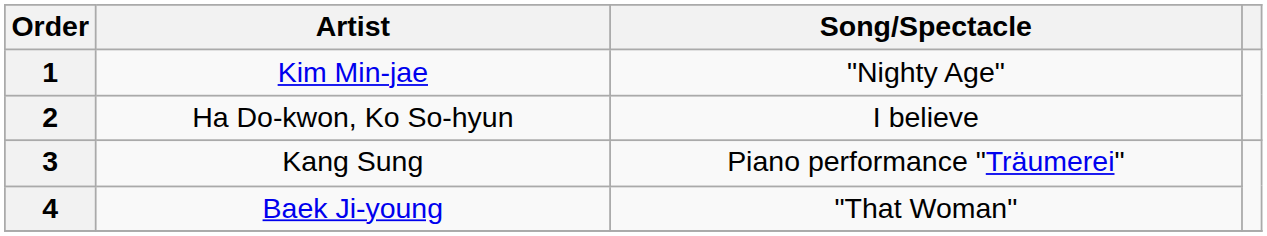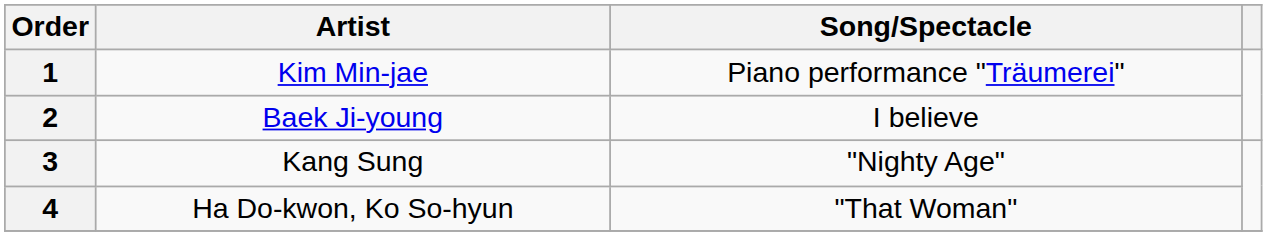(926, 72) "Nighty Age" -> (926, 72) Piano performance "Träumerei"
(353, 117) Ha Do-kwon, Ko So-hyun -> (353, 117) Baek Ji-young
(926, 162) Piano performance "Träumerei" -> (926, 162) "Nighty Age"
(353, 207) Baek Ji-young -> (353, 207) Ha Do-kwon, Ko So-hyun
